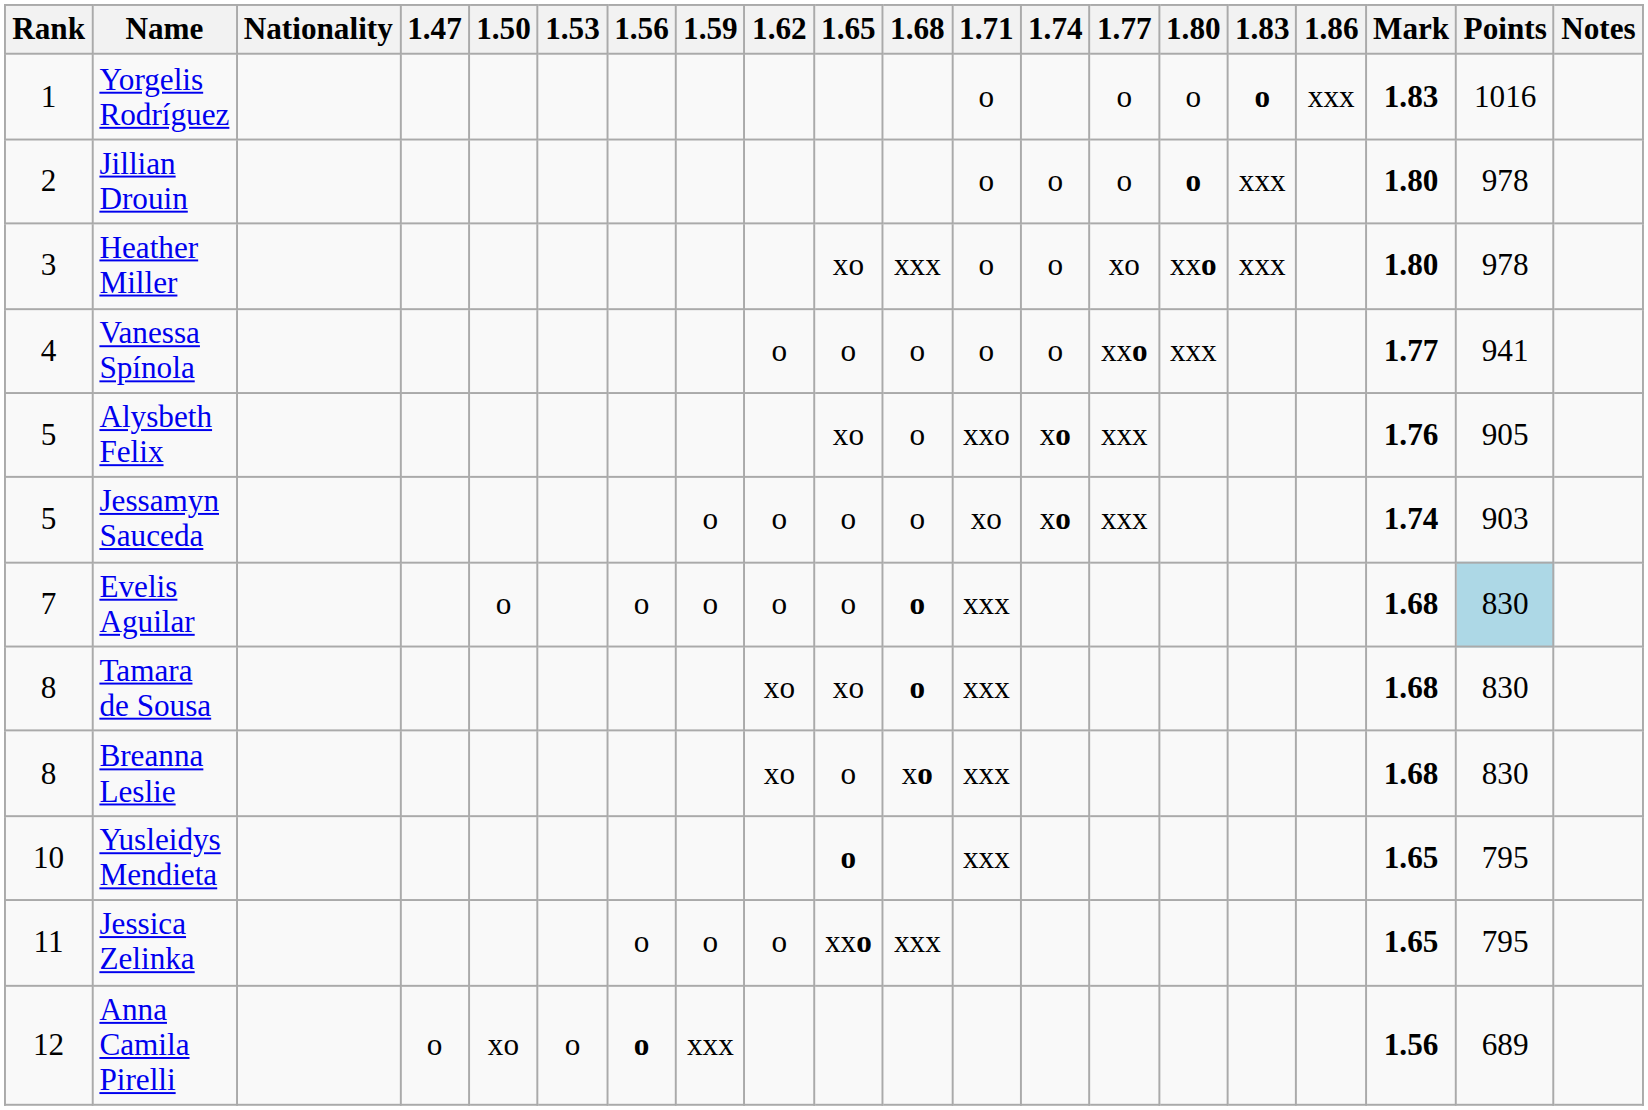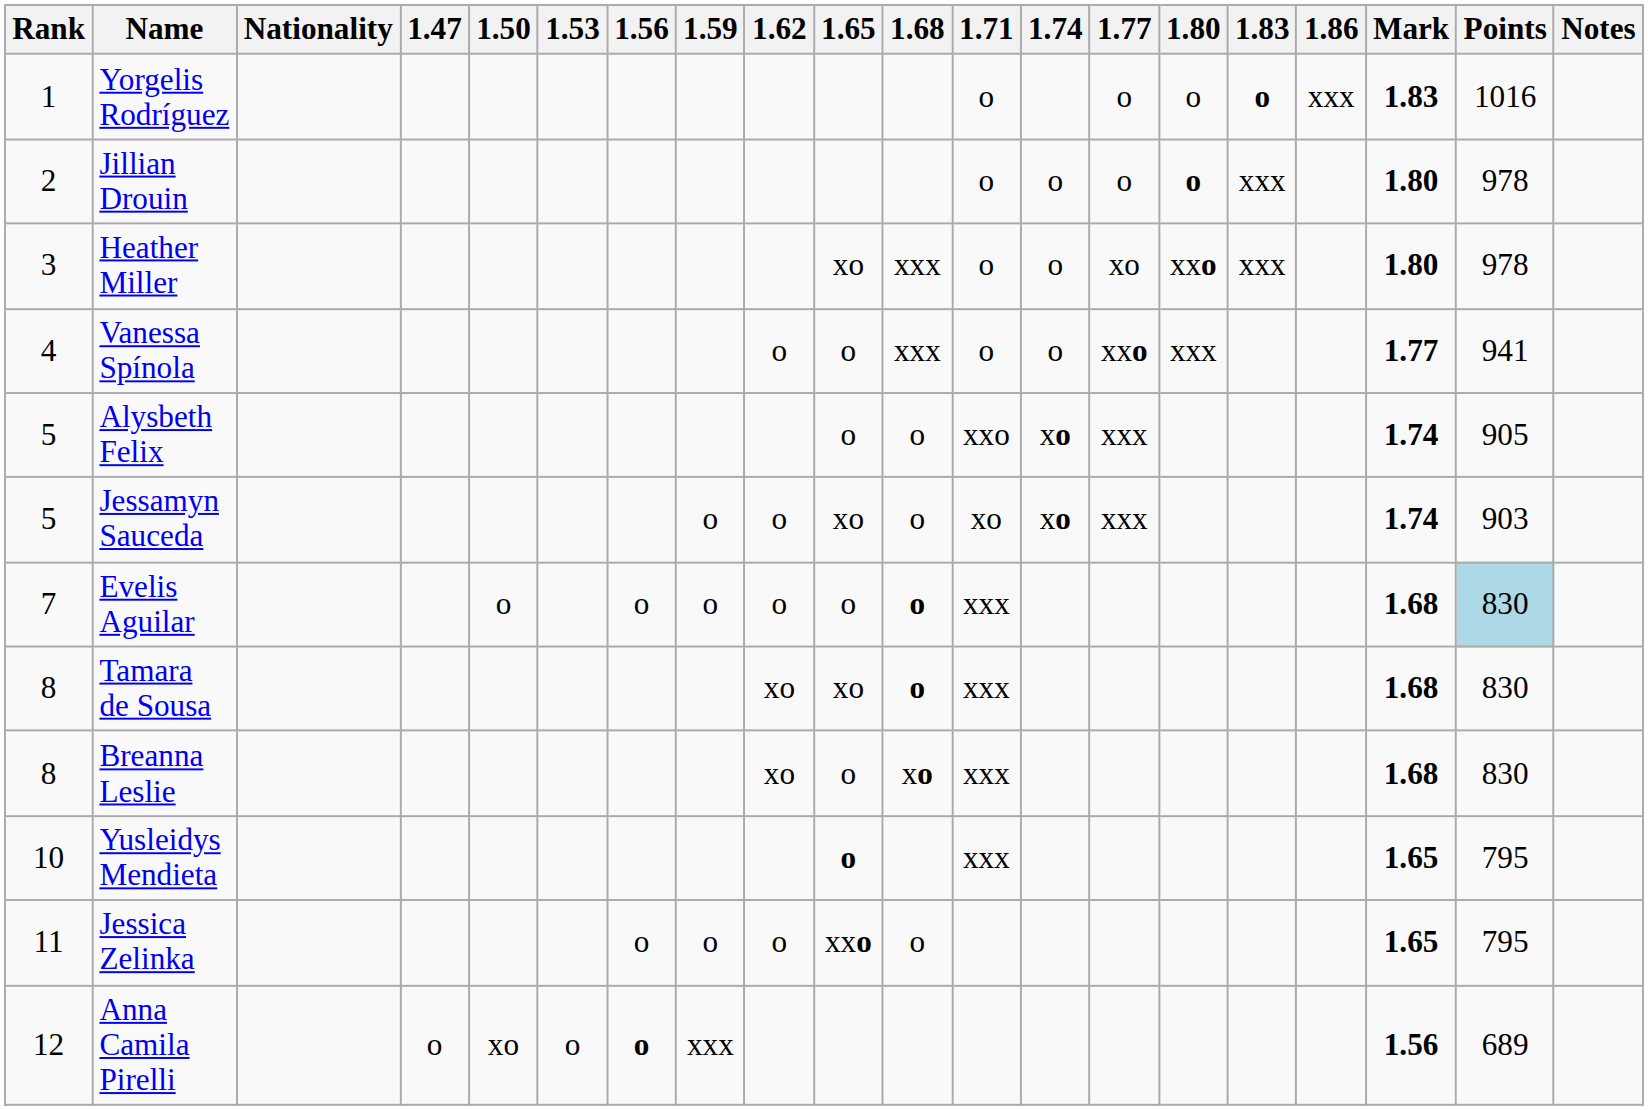(917, 350) o -> (917, 350) xxx
(848, 434) xo -> (848, 434) o
(1411, 434) 1.76 -> (1411, 434) 1.74
(848, 519) o -> (848, 519) xo
(917, 942) xxx -> (917, 942) o
